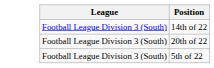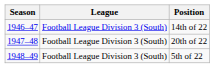+ column: (23, 12)
